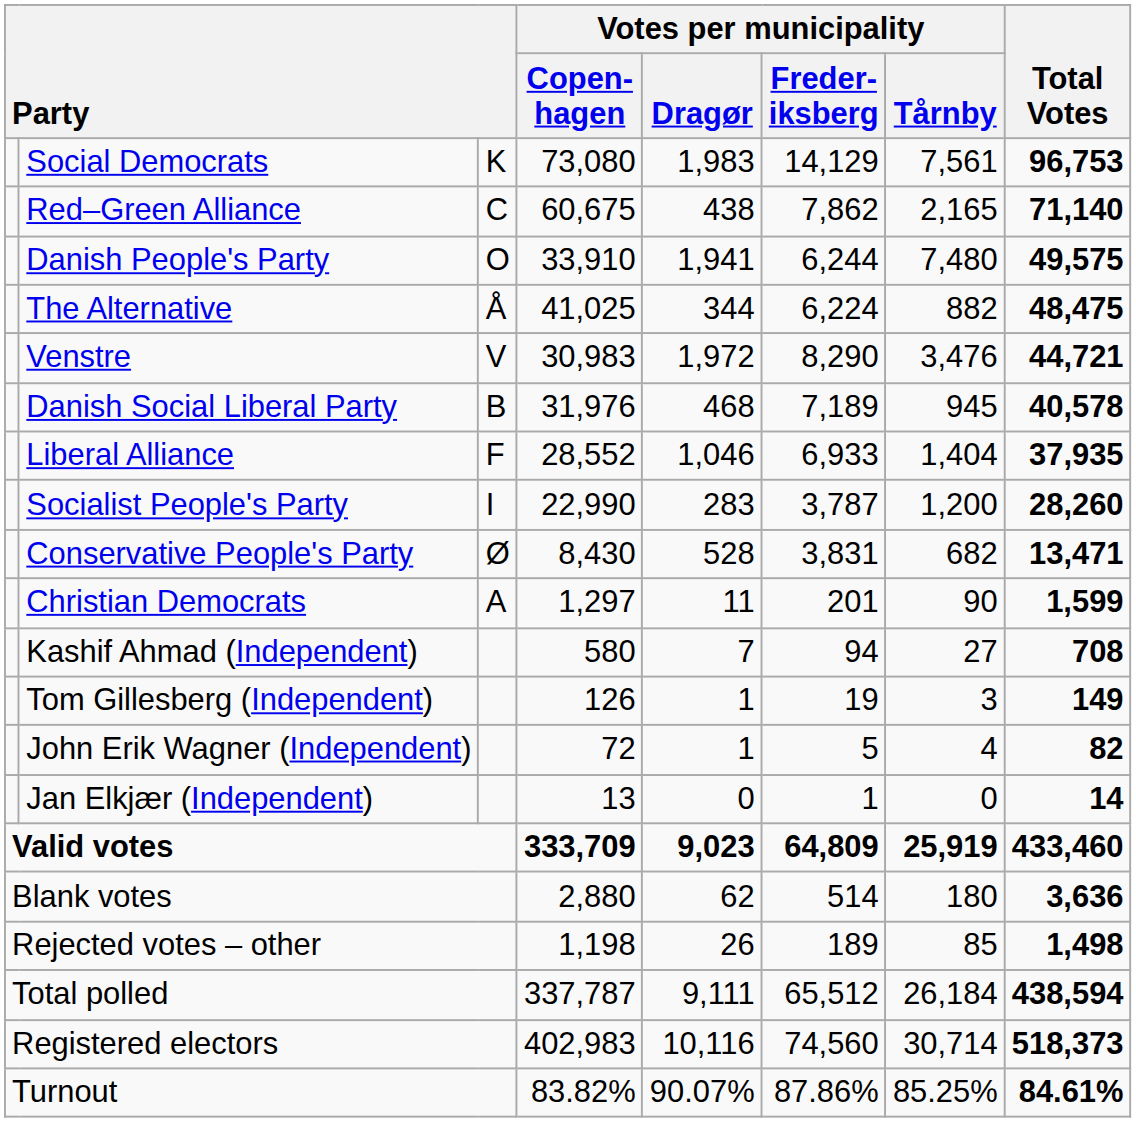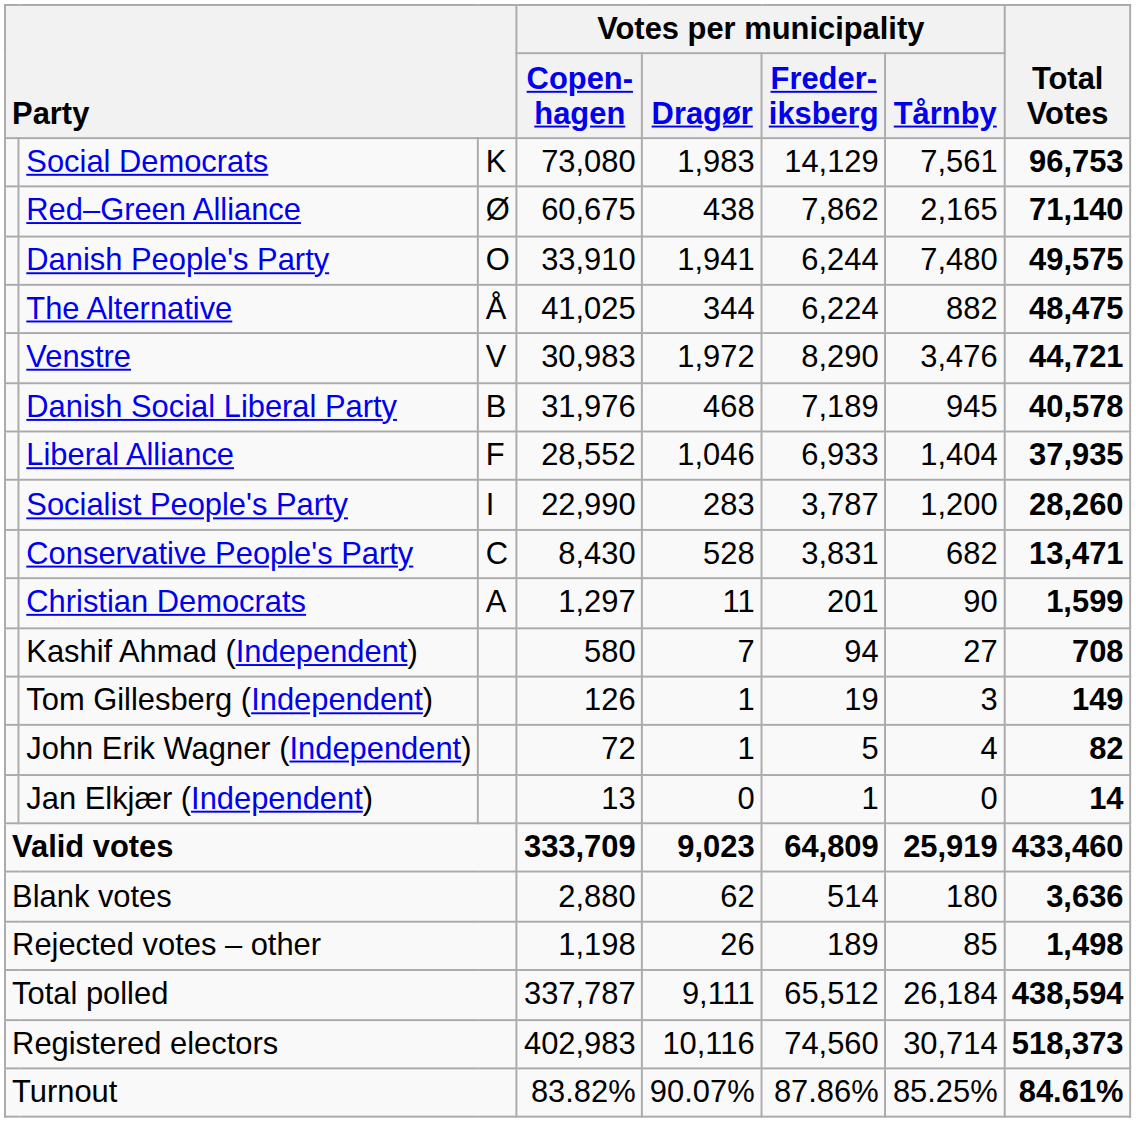(497, 210) C -> (498, 210) Ø
(498, 553) Ø -> (497, 553) C
